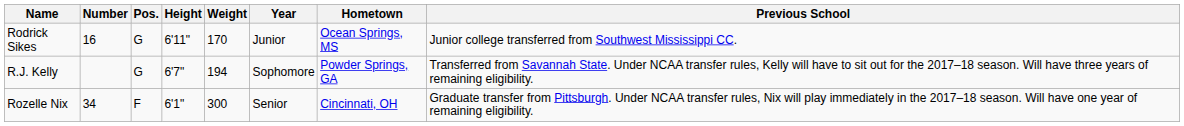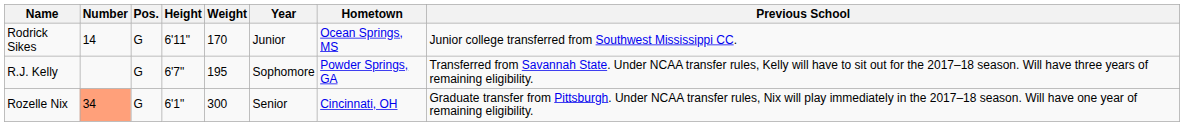(89, 39) 16 -> (89, 39) 14
(217, 72) 194 -> (217, 72) 195
(89, 104) no background -> (89, 104) lightsalmon background
(137, 104) F -> (138, 104) G
